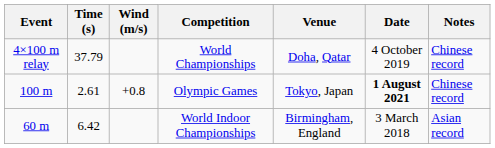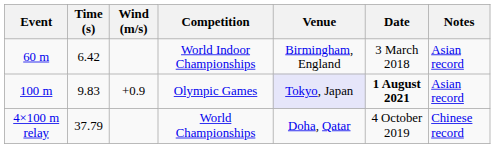rows swapped: (216, 125) <-> (216, 56)
(89, 91) 2.61 -> (89, 91) 9.83
(134, 91) +0.8 -> (134, 91) +0.9
(319, 91) no background -> (319, 91) lavender background
(452, 91) Chinese record -> (448, 91) Asian record
